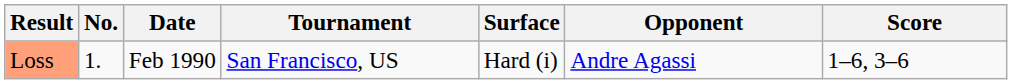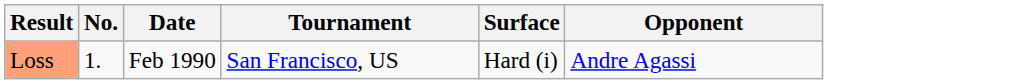- column: (915, 22)
